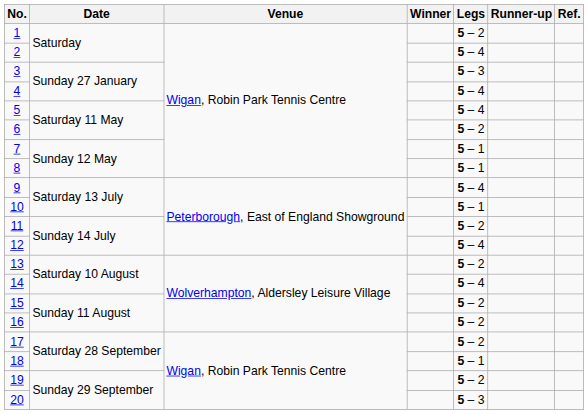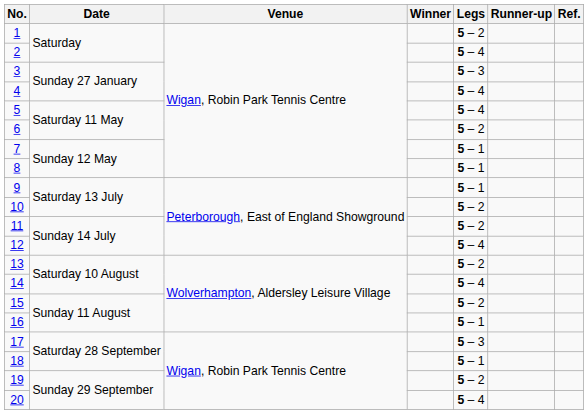(471, 187) 5 – 4 -> (471, 187) 5 – 1
(471, 206) 5 – 1 -> (471, 206) 5 – 2
(471, 322) 5 – 2 -> (471, 322) 5 – 1
(471, 341) 5 – 2 -> (471, 341) 5 – 3
(471, 399) 5 – 3 -> (471, 399) 5 – 4
